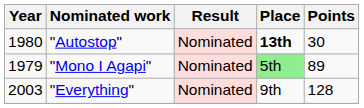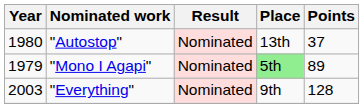(276, 41) bold -> (275, 41) normal
(316, 41) 30 -> (316, 41) 37
